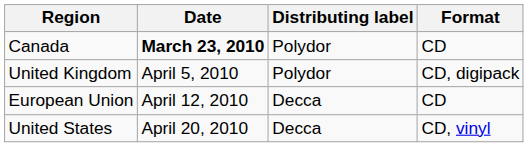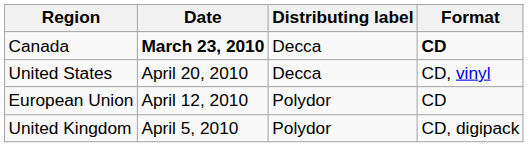(302, 45) Polydor -> (297, 45) Decca
(434, 45) normal -> (434, 45) bold
rows swapped: (70, 73) <-> (60, 127)
(297, 100) Decca -> (302, 100) Polydor
